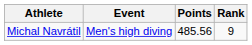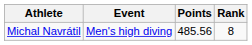(231, 31) 9 -> (231, 31) 8
